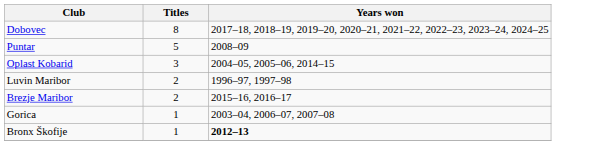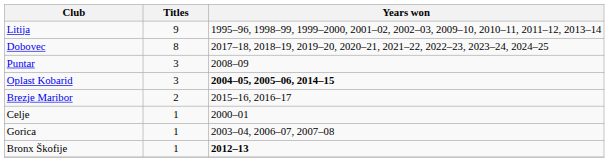+ row: (18, 30)
(176, 47) 5 -> (176, 64) 3
(273, 64) normal -> (273, 81) bold
- row: (39, 81)
+ row: (18, 115)
